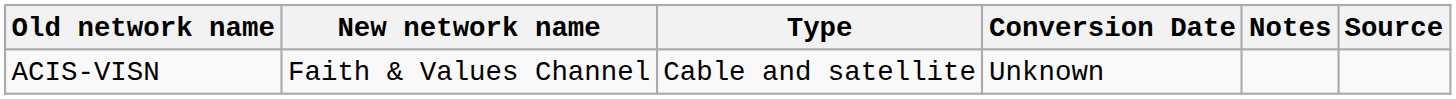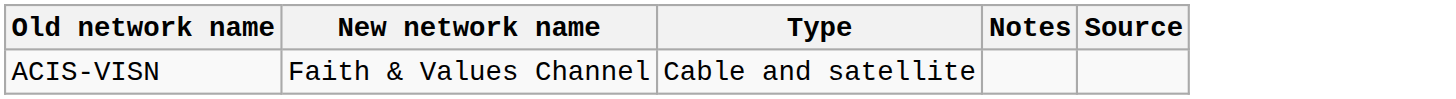- column: (1113, 27)
